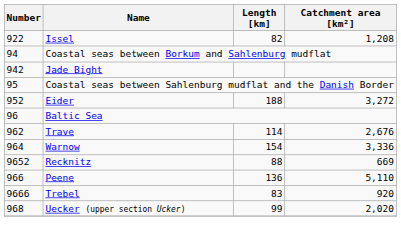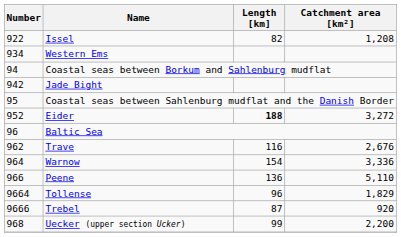+ row: (77, 54)
(274, 100) normal -> (274, 116) bold
(274, 131) 114 -> (274, 147) 116
- row: (68, 162)
+ row: (68, 193)
(277, 193) 83 -> (277, 209) 87
(380, 209) 2,020 -> (380, 224) 2,200
